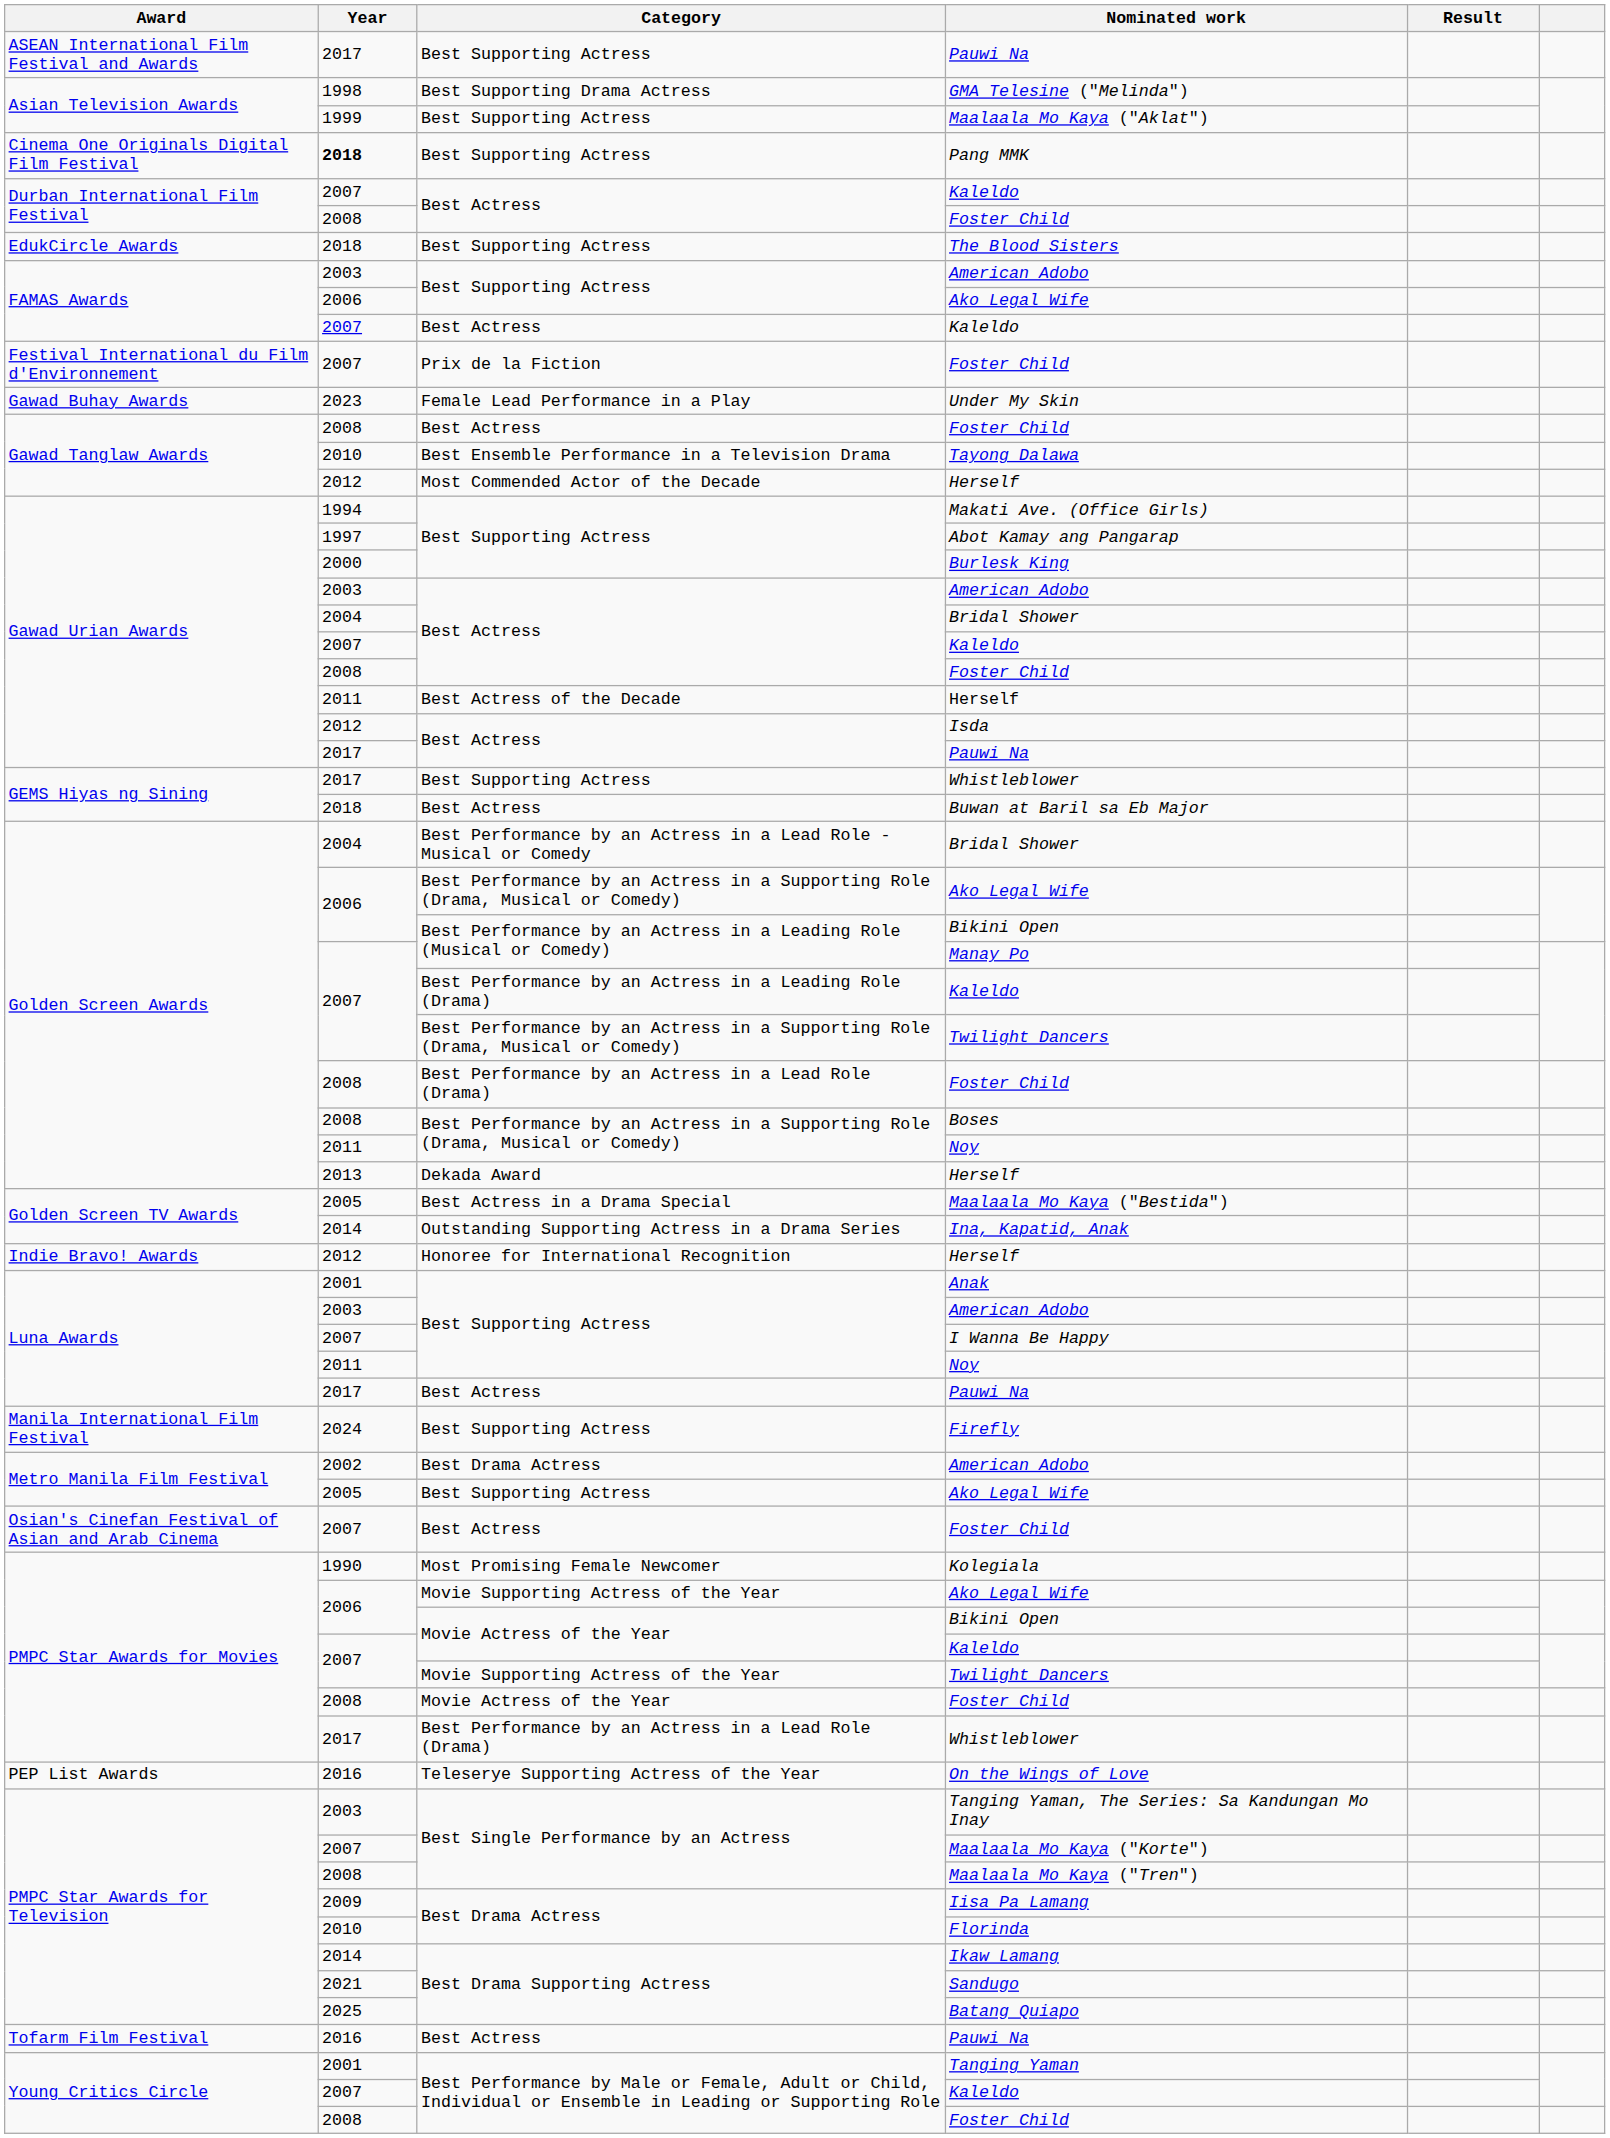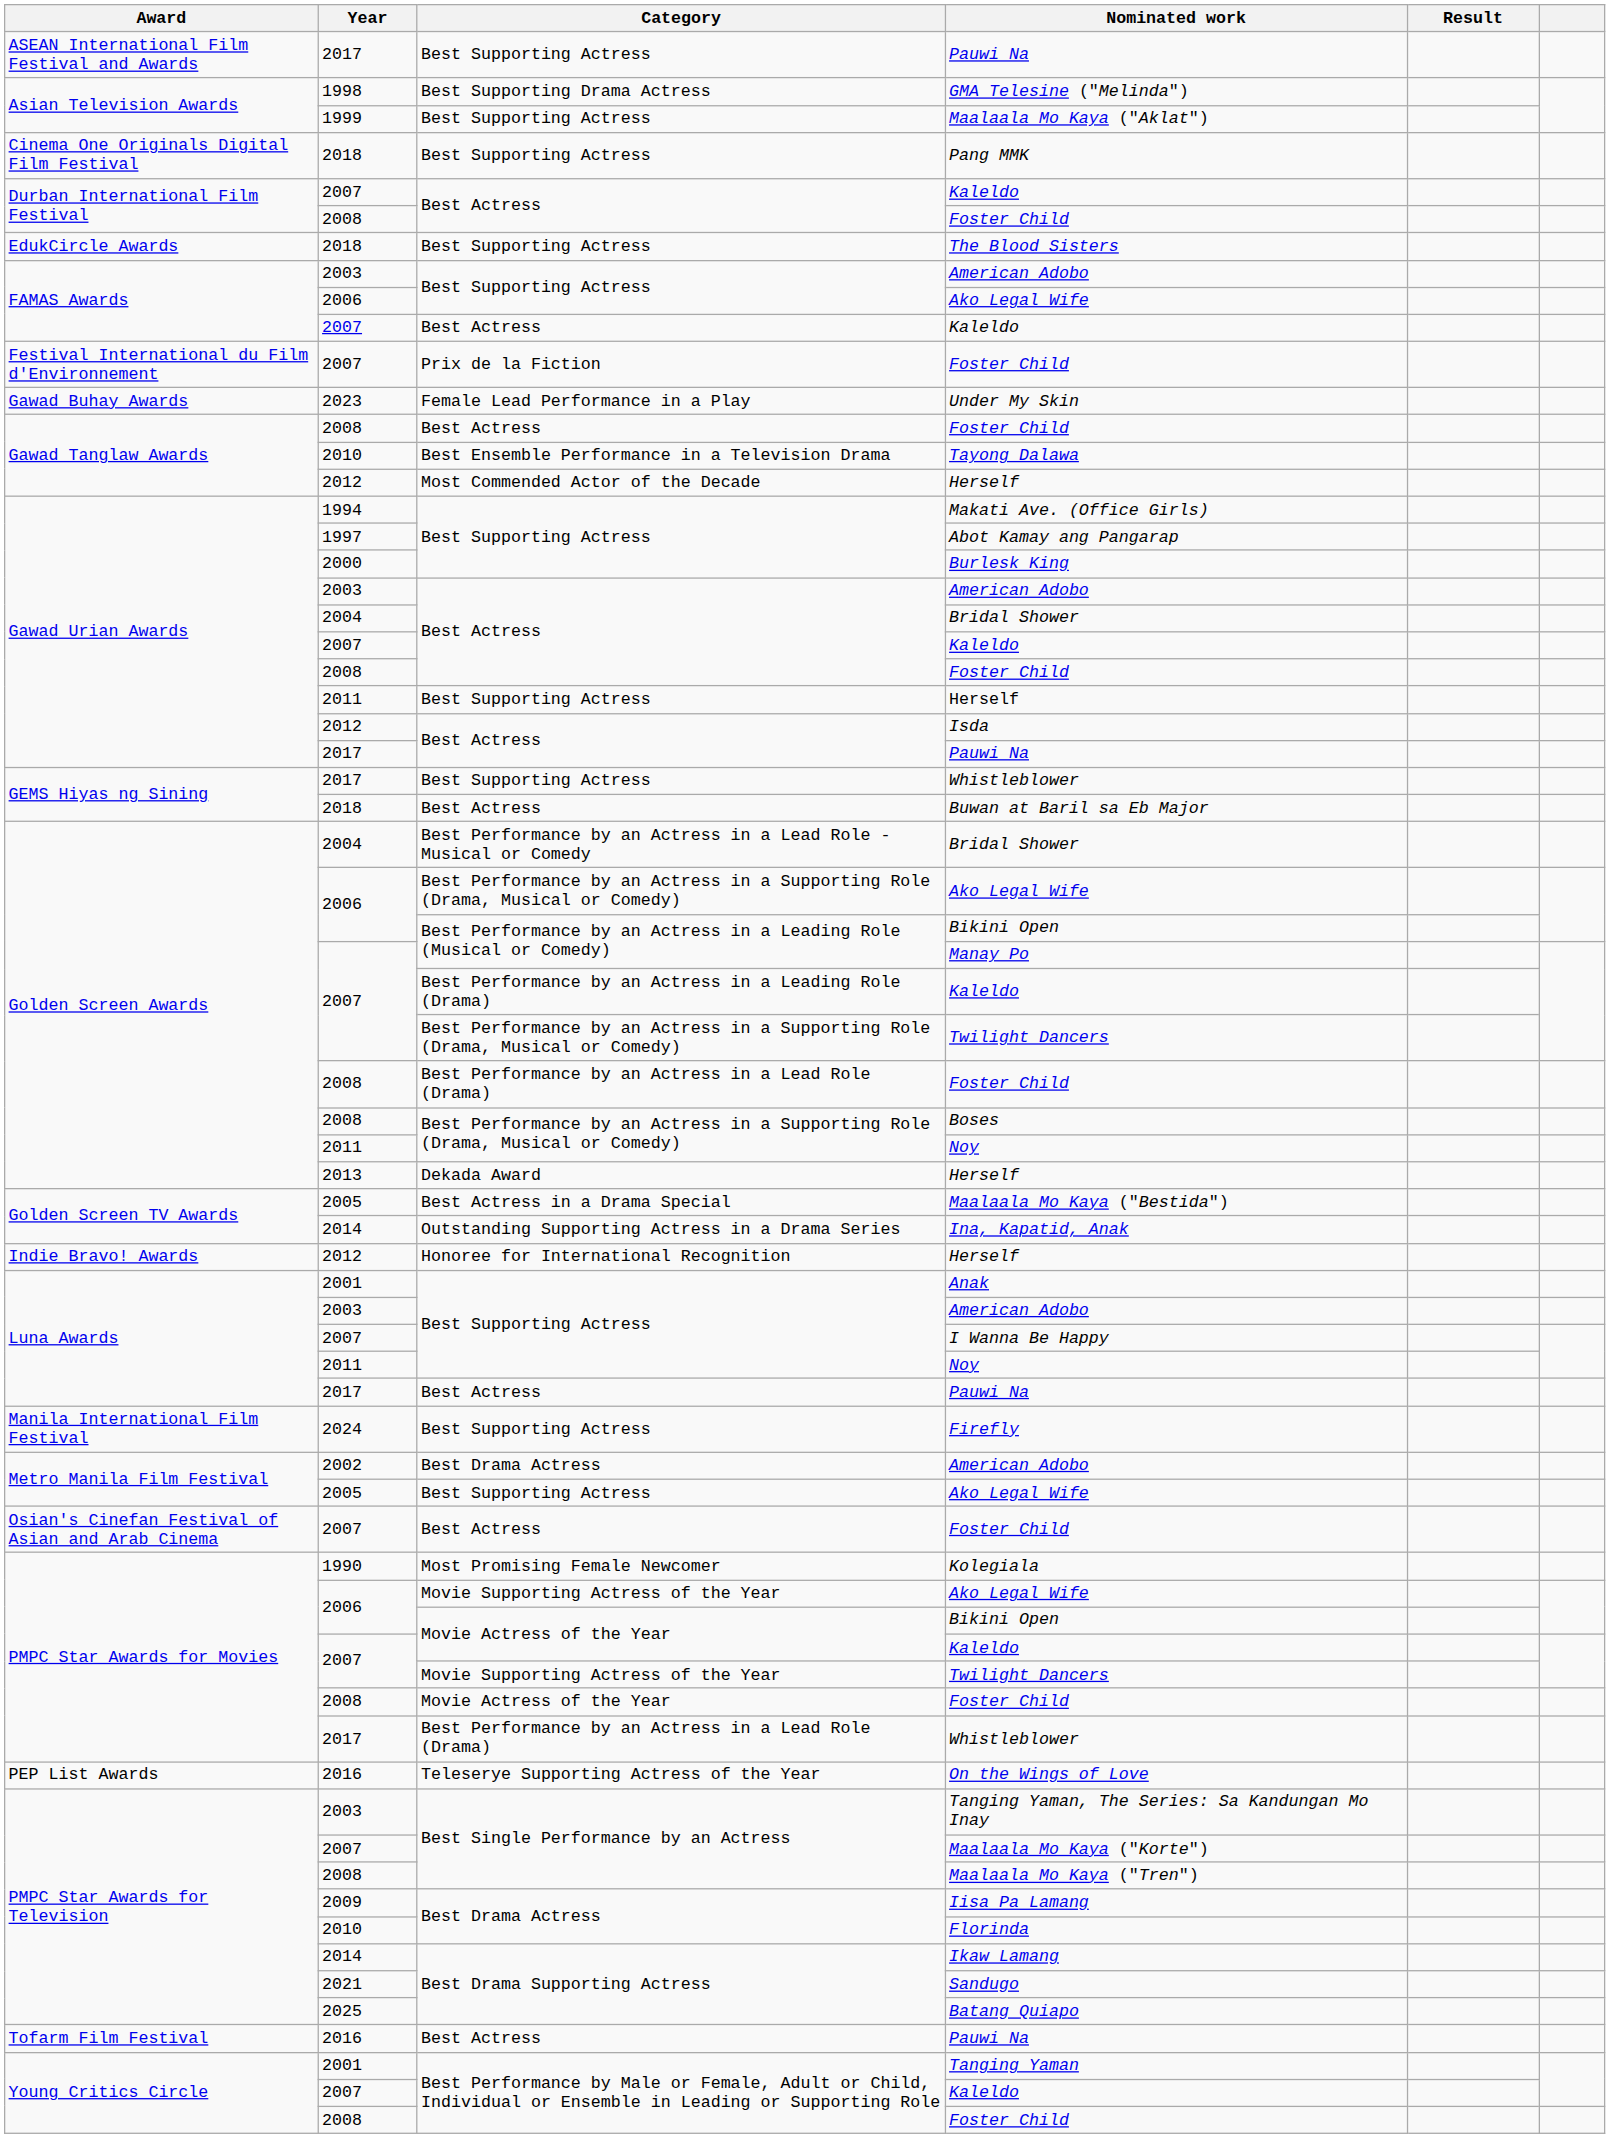(342, 155) bold -> (342, 155) normal
(551, 700) Best Actress of the Decade -> (536, 700) Best Supporting Actress
